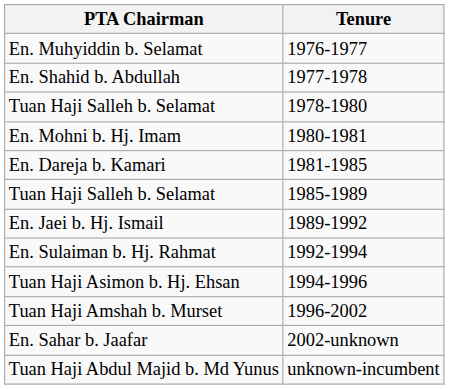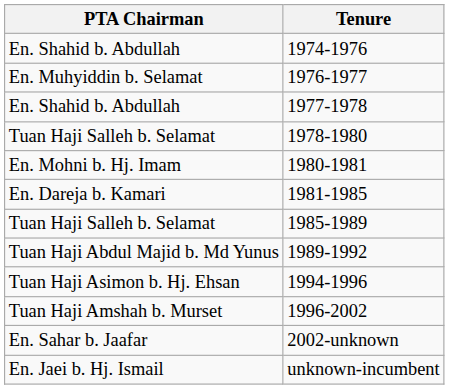+ row: (327, 48)
(86, 223) En. Jaei b. Hj. Ismail -> (144, 252) Tuan Haji Abdul Majid b. Md Yunus
- row: (327, 252)
(144, 369) Tuan Haji Abdul Majid b. Md Yunus -> (86, 369) En. Jaei b. Hj. Ismail
